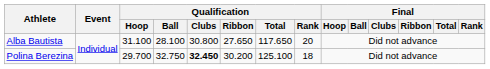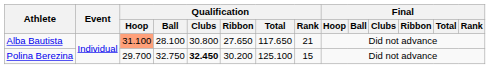(137, 41) no background -> (137, 41) lightsalmon background
(308, 41) 20 -> (308, 41) 21
(308, 56) 18 -> (308, 56) 15
